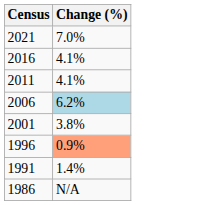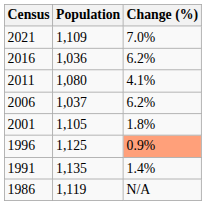+ column: (88, 15)
(70, 59) 4.1% -> (141, 59) 6.2%
(70, 102) lightblue background -> (141, 102) no background
(70, 124) 3.8% -> (141, 124) 1.8%
